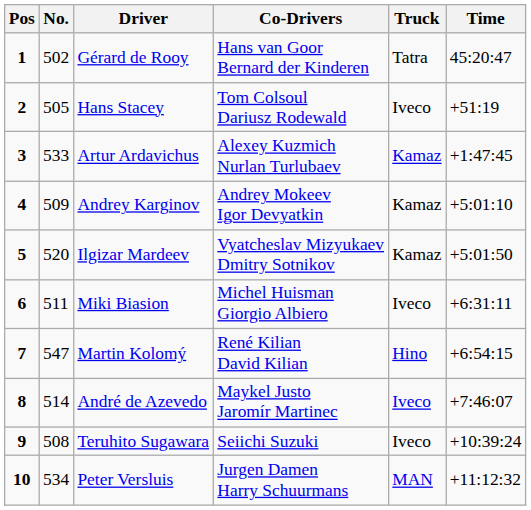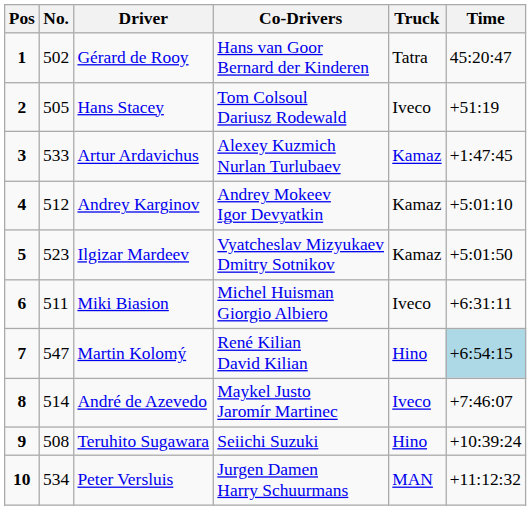(56, 205) 509 -> (56, 205) 512
(56, 254) 520 -> (56, 254) 523
(481, 352) no background -> (481, 352) lightblue background
(412, 440) Iveco -> (410, 440) Hino
